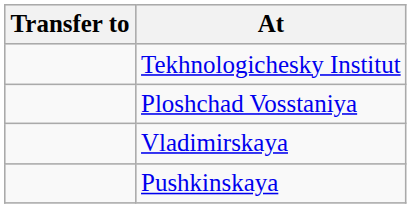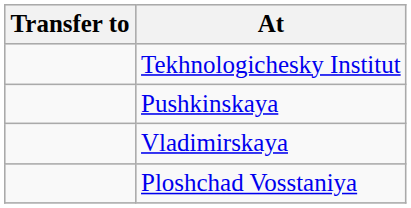rows swapped: (249, 103) <-> (210, 182)
